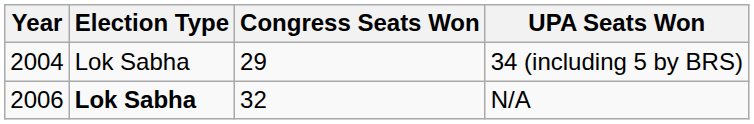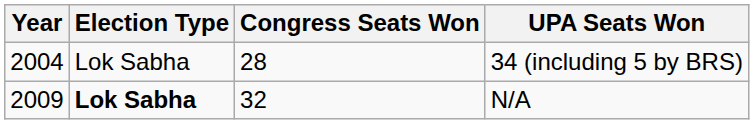(253, 61) 29 -> (253, 61) 28
(37, 99) 2006 -> (37, 99) 2009
